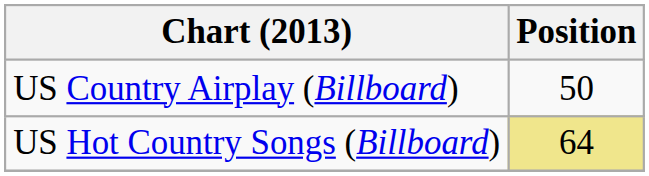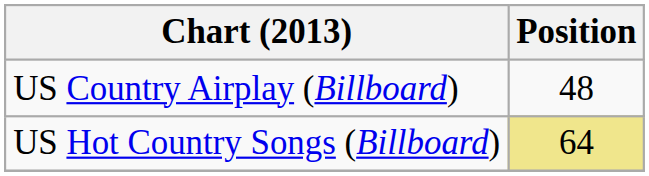(576, 87) 50 -> (576, 87) 48
